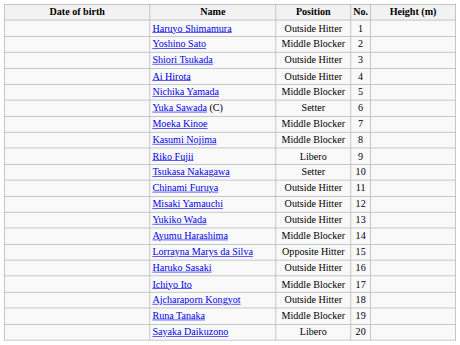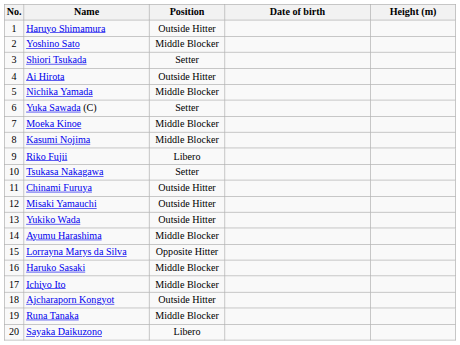columns swapped: (361, 12) <-> (77, 12)
(313, 60) Outside Hitter -> (187, 60) Setter
(313, 268) Outside Hitter -> (187, 268) Middle Blocker
